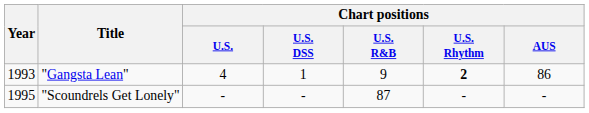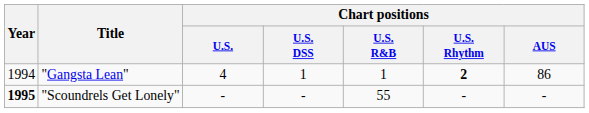(21, 74) 1993 -> (21, 74) 1994
(384, 74) 9 -> (384, 74) 1
(21, 96) normal -> (21, 96) bold
(384, 96) 87 -> (384, 96) 55
